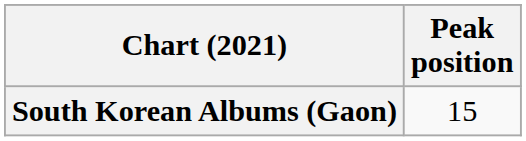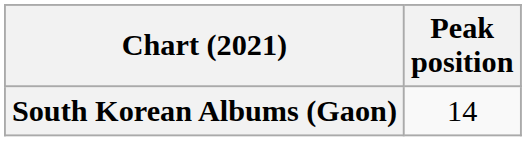(462, 110) 15 -> (462, 110) 14
